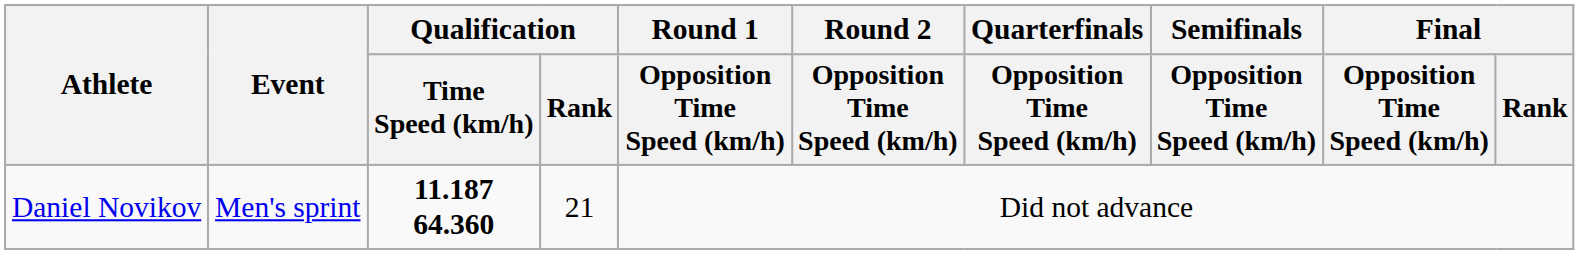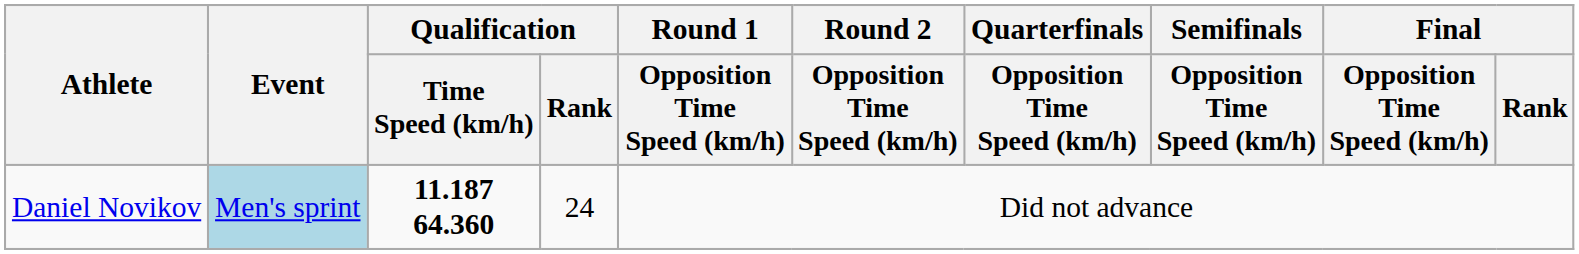(288, 207) no background -> (288, 207) lightblue background
(579, 207) 21 -> (579, 207) 24
